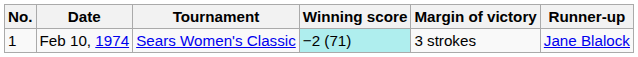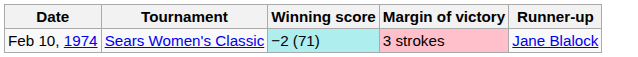- column: (20, 17)
(445, 41) no background -> (414, 41) pink background
